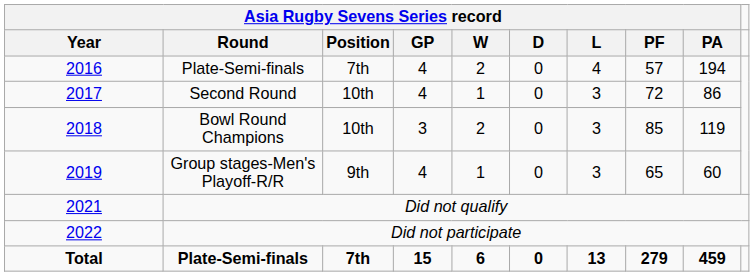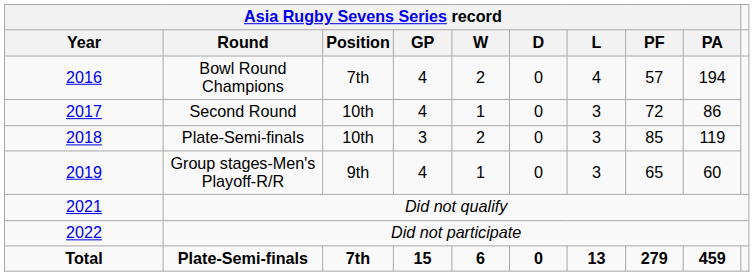(243, 68) Plate-Semi-finals -> (243, 77) Bowl Round Champions
(243, 128) Bowl Round Champions -> (243, 138) Plate-Semi-finals
